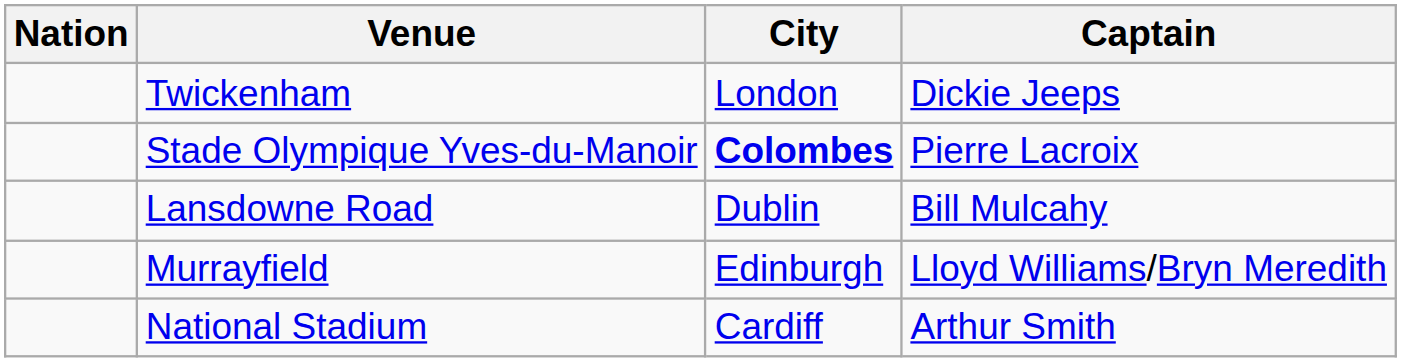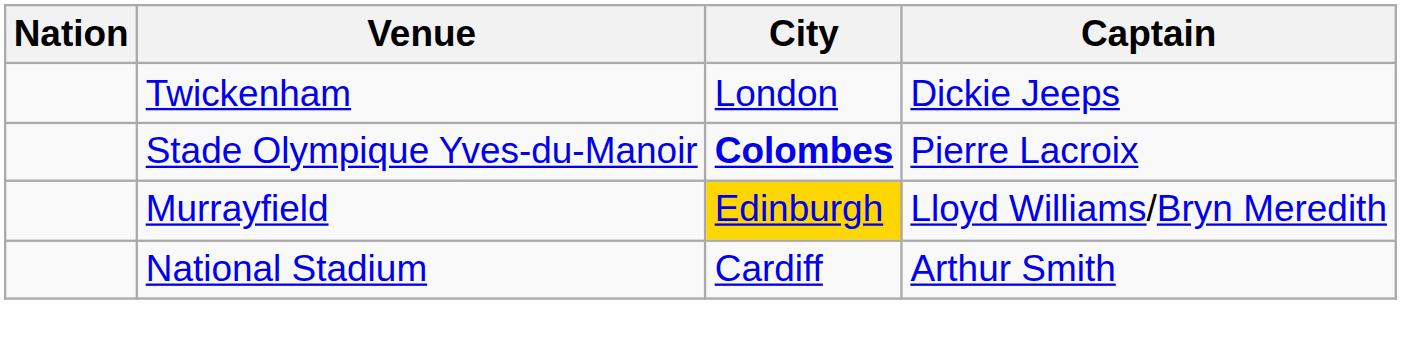- row: (290, 209)
(799, 268) no background -> (799, 209) gold background
